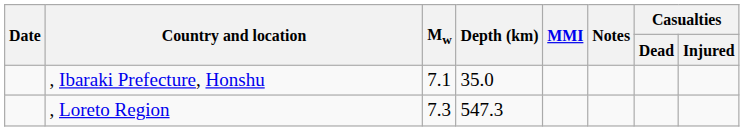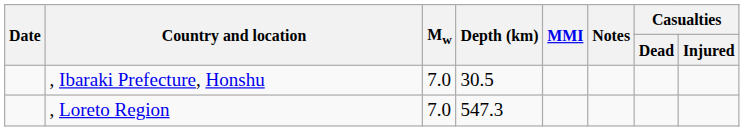(439, 79) 7.1 -> (439, 79) 7.0
(477, 79) 35.0 -> (477, 79) 30.5
(439, 110) 7.3 -> (439, 110) 7.0
